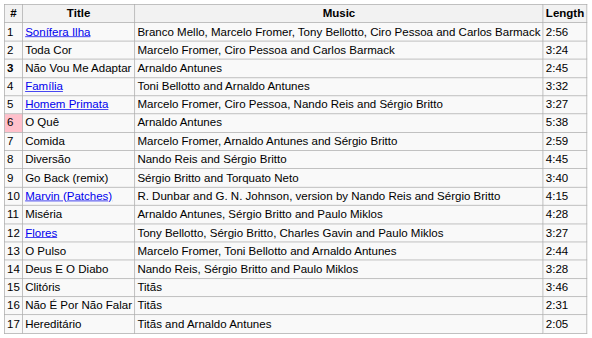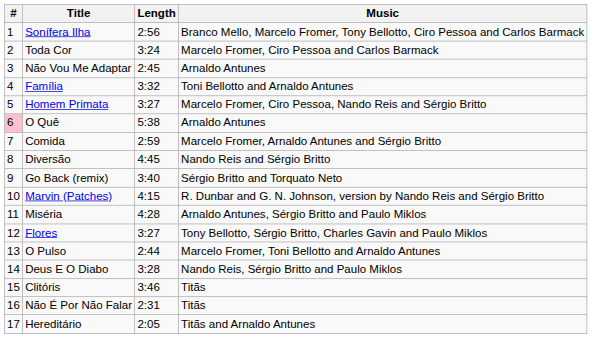columns swapped: (565, 13) <-> (339, 13)
(10, 68) bold -> (10, 68) normal
